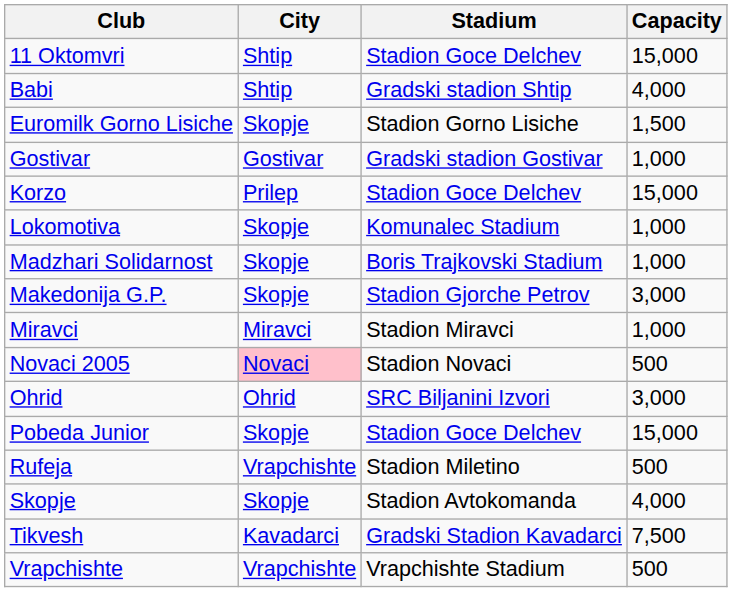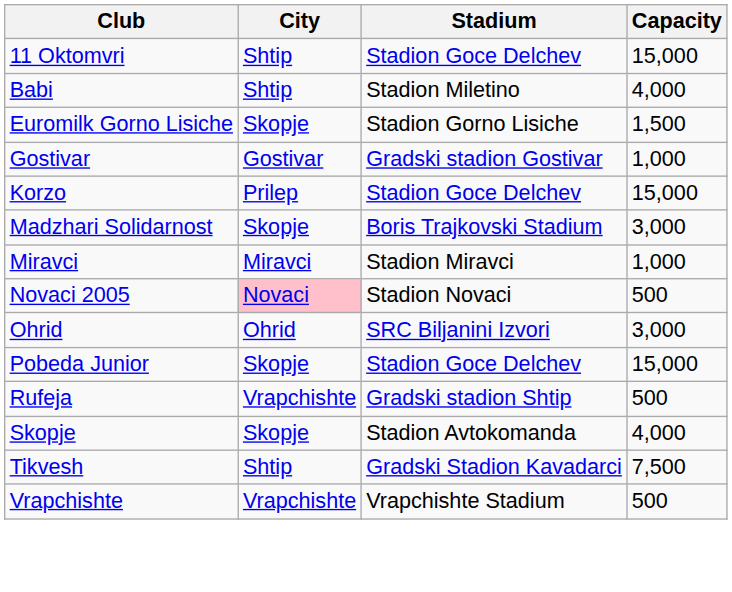(469, 90) Gradski stadion Shtip -> (443, 90) Stadion Miletino
- row: (65, 227)
(659, 261) 1,000 -> (659, 227) 3,000
- row: (88, 295)
(443, 466) Stadion Miletino -> (469, 398) Gradski stadion Shtip
(291, 535) Kavadarci -> (268, 466) Shtip
